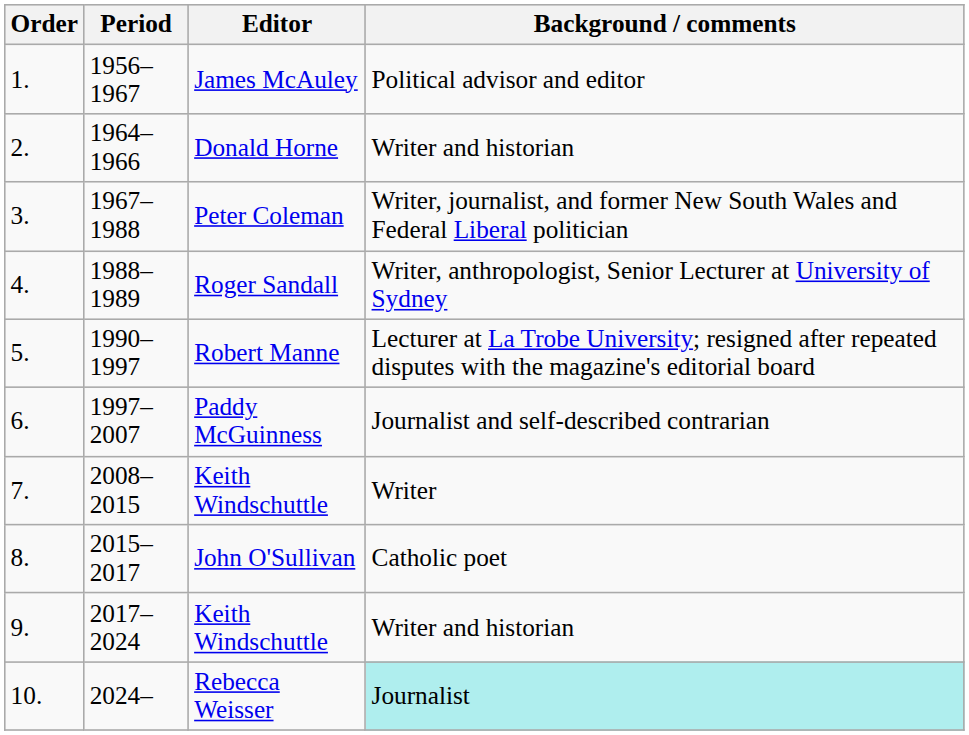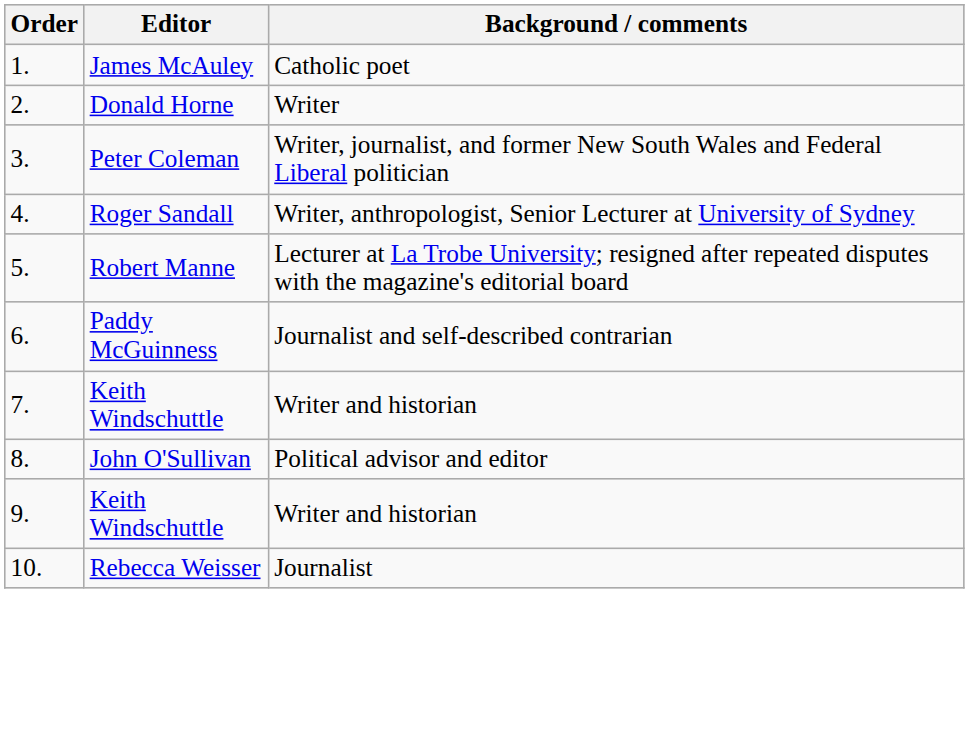- column: (136, 24)
(508, 78) Political advisor and editor -> (342, 64) Catholic poet
(473, 147) Writer and historian -> (307, 104) Writer
(404, 490) Writer -> (376, 404) Writer and historian
(439, 558) Catholic poet -> (411, 459) Political advisor and editor
(421, 695) paleturquoise background -> (323, 567) no background
